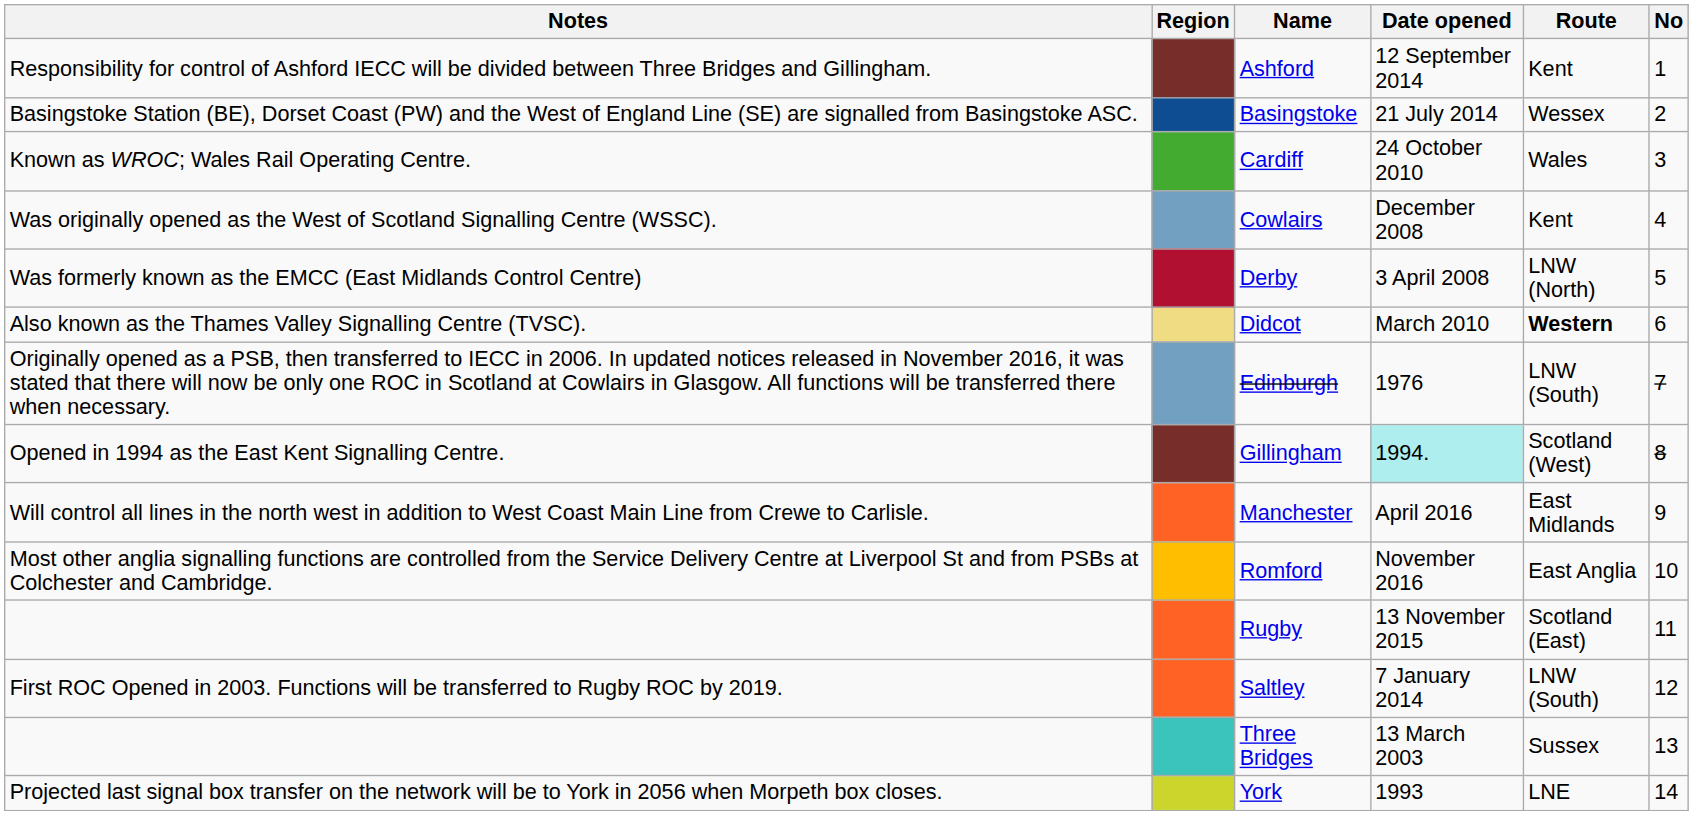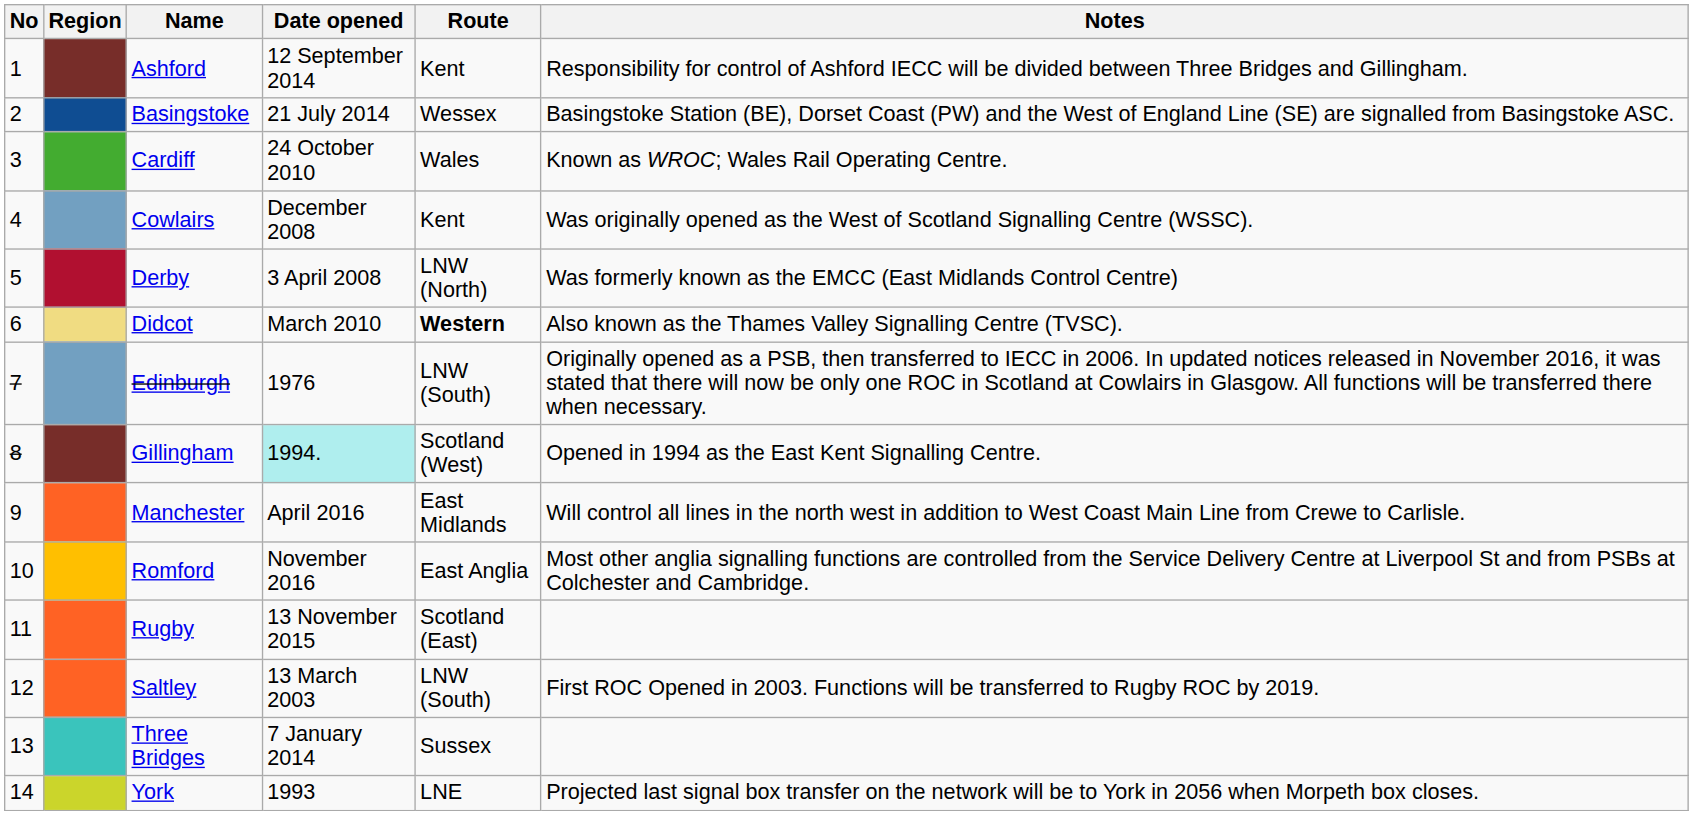columns swapped: (1669, 21) <-> (578, 21)
(1423, 687) 7 January 2014 -> (312, 687) 13 March 2003
(1420, 746) 13 March 2003 -> (315, 746) 7 January 2014
